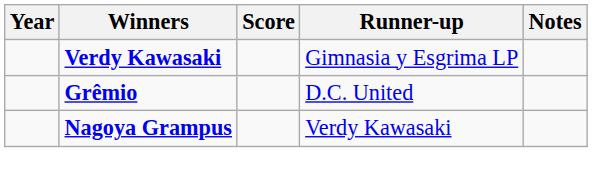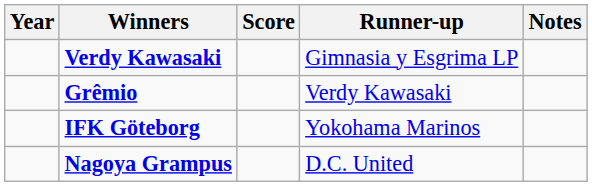(359, 92) D.C. United -> (378, 92) Verdy Kawasaki
+ row: (132, 127)
(378, 127) Verdy Kawasaki -> (359, 163) D.C. United
